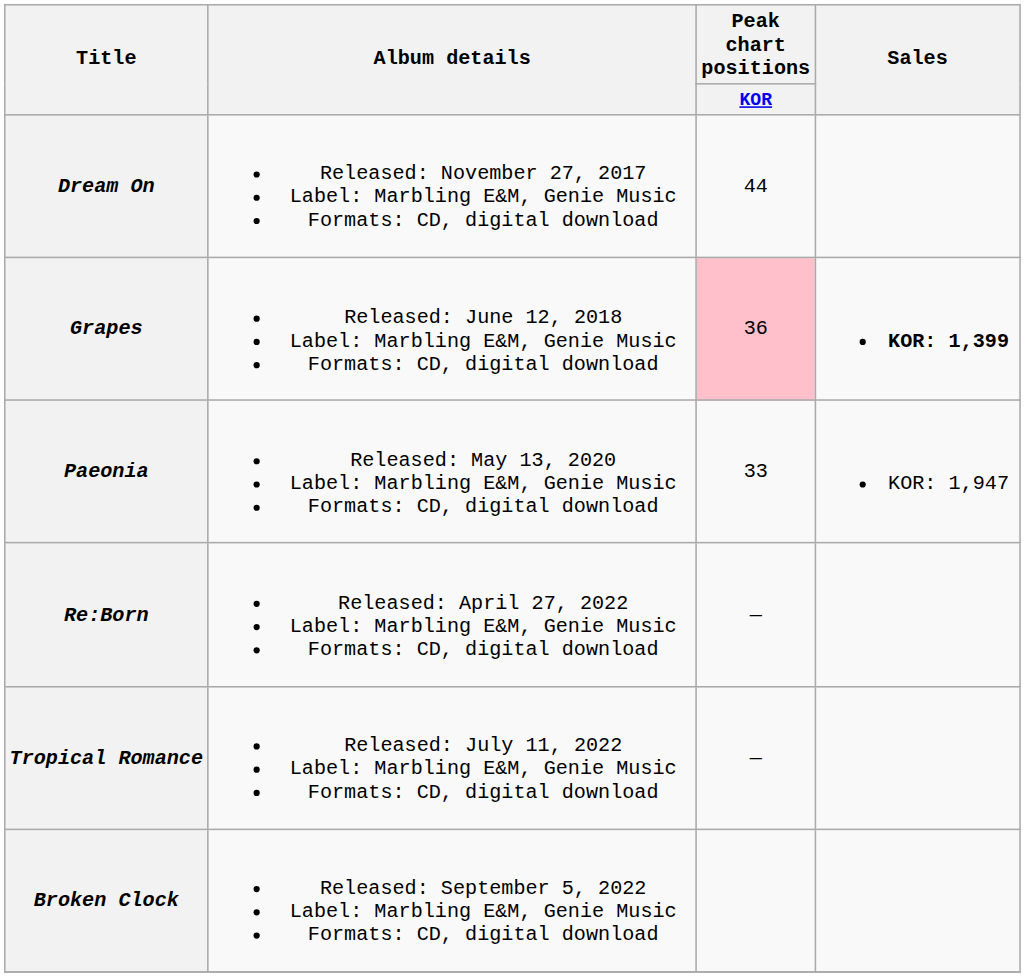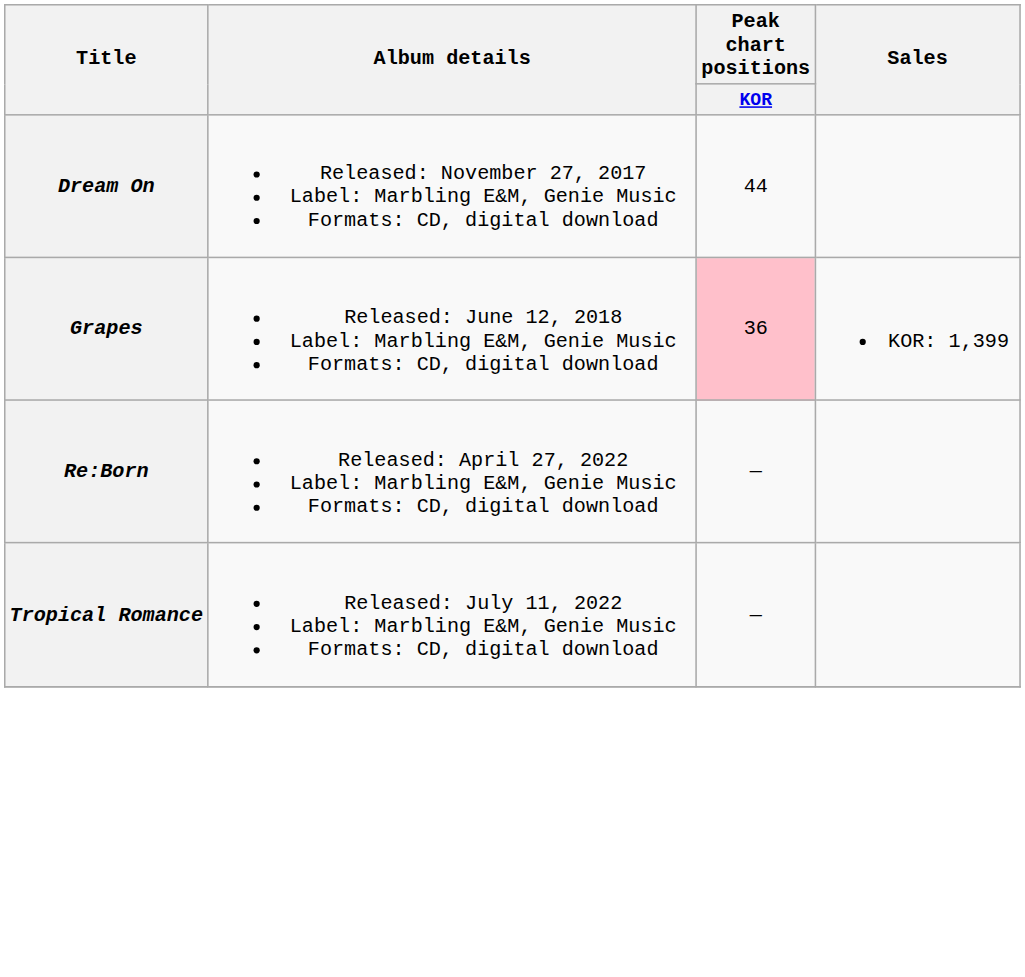(918, 341) bold -> (918, 341) normal
- row: (106, 472)
- row: (106, 900)
